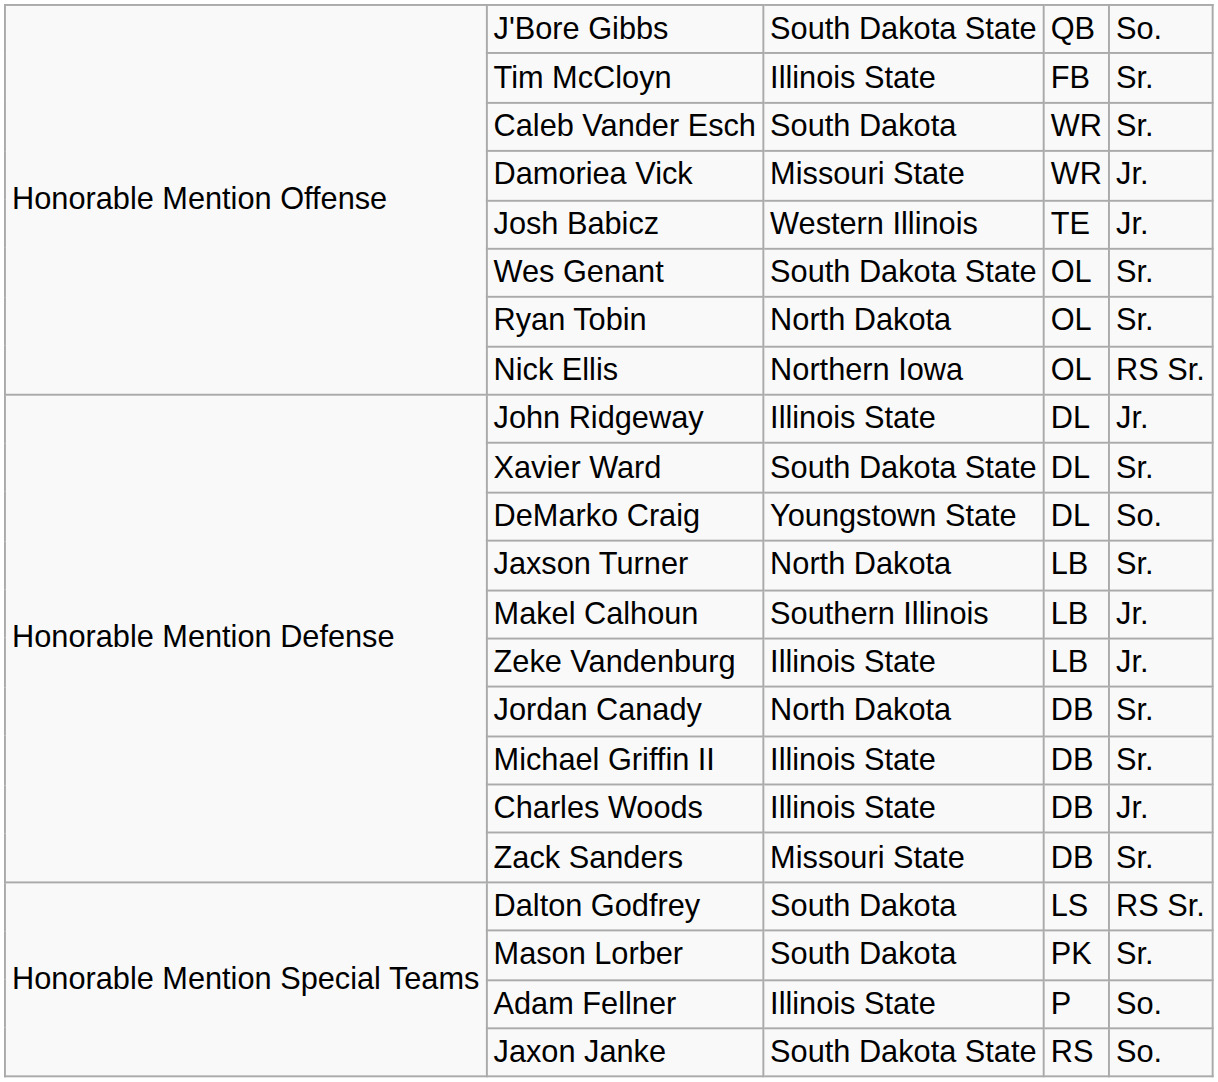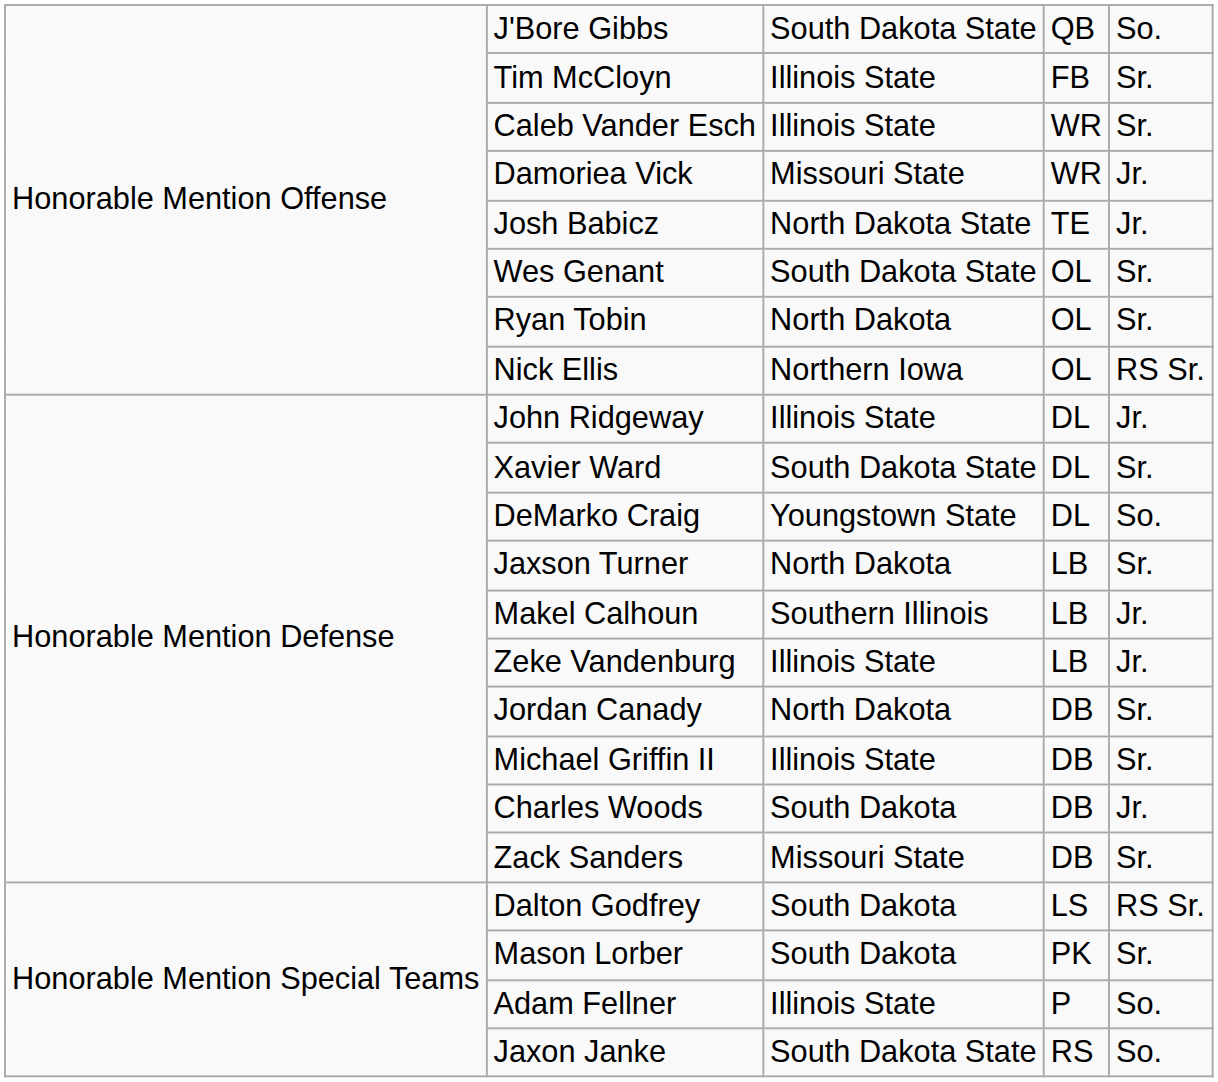(863, 126) South Dakota -> (853, 126) Illinois State
(874, 223) Western Illinois -> (901, 223) North Dakota State
(853, 808) Illinois State -> (863, 808) South Dakota
